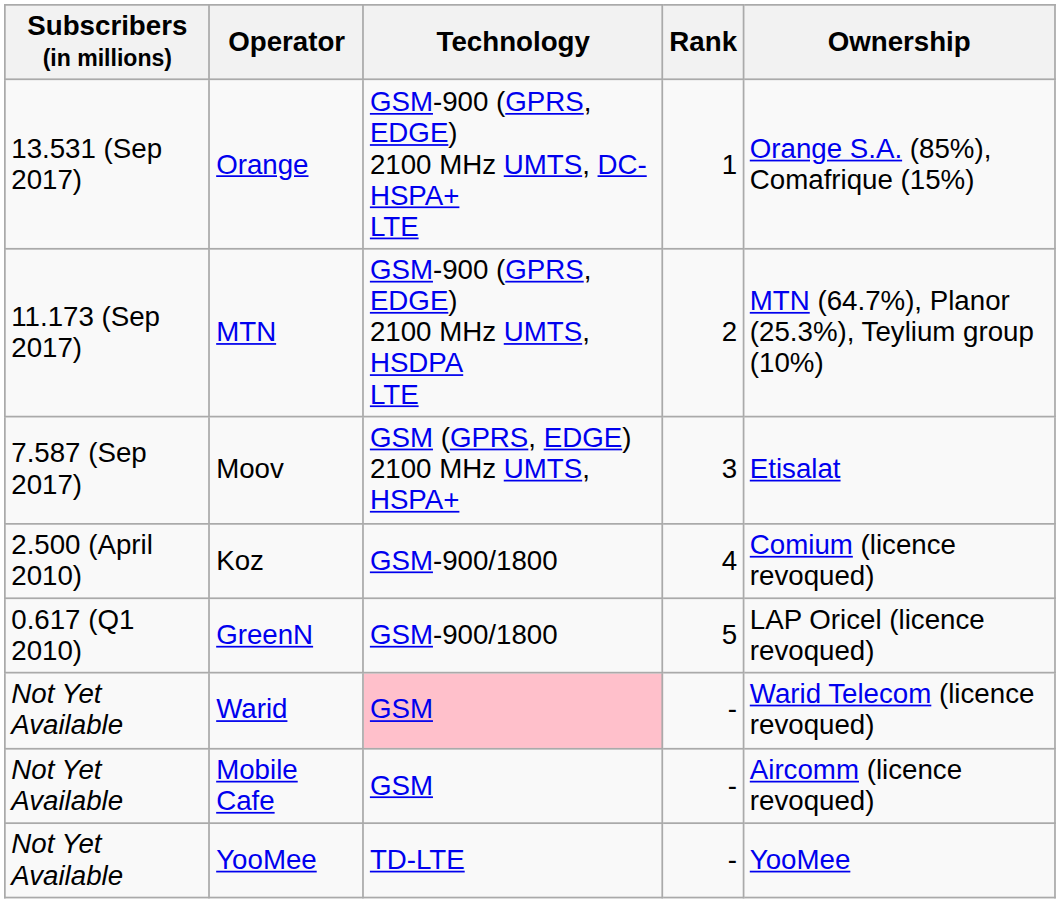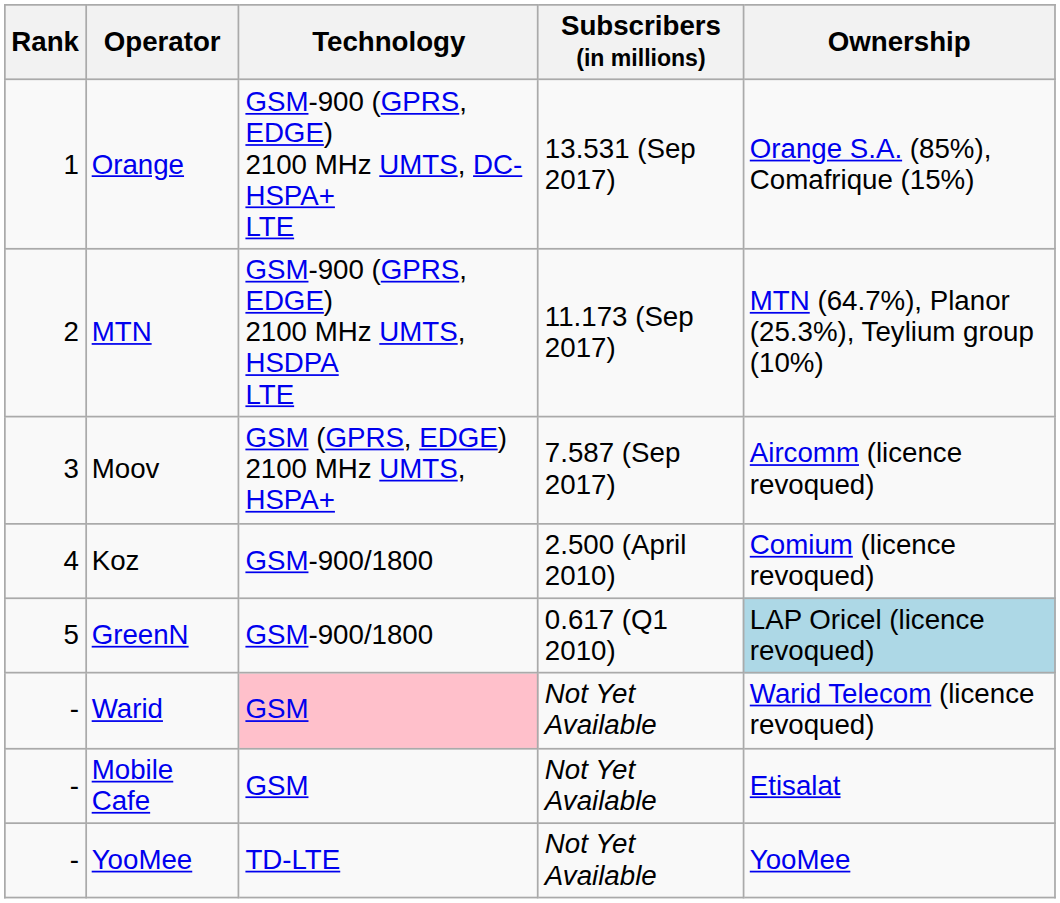columns swapped: (703, 42) <-> (107, 42)
(795, 469) Etisalat -> (856, 469) Aircomm (licence revoqued)
(867, 635) no background -> (867, 635) lightblue background
(856, 785) Aircomm (licence revoqued) -> (795, 785) Etisalat
